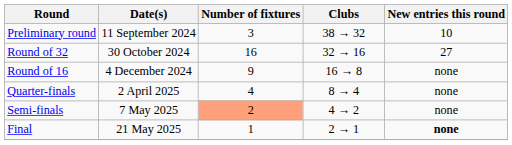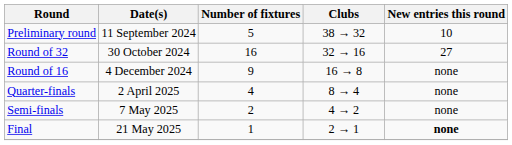(251, 33) 3 -> (251, 33) 5
(251, 110) lightsalmon background -> (251, 110) no background
